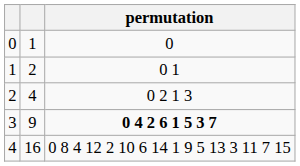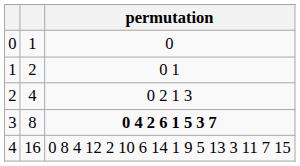(32, 122) 9 -> (32, 122) 8
